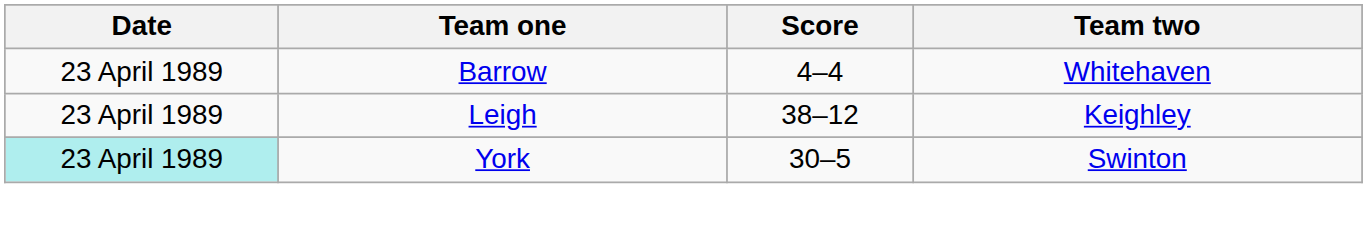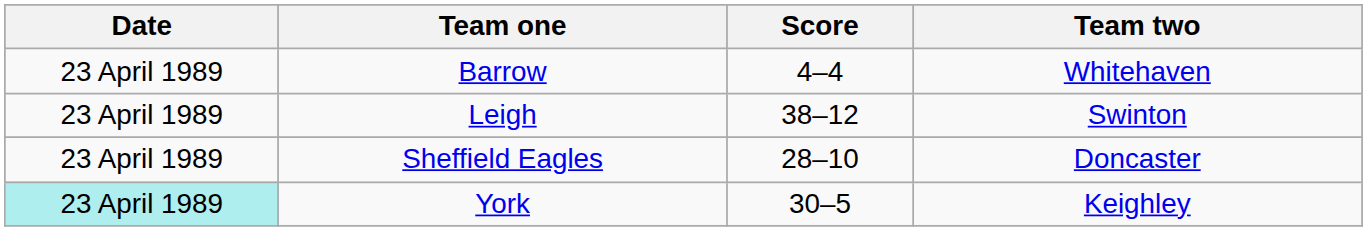(1137, 114) Keighley -> (1137, 114) Swinton
+ row: (503, 159)
(1137, 159) Swinton -> (1137, 203) Keighley
